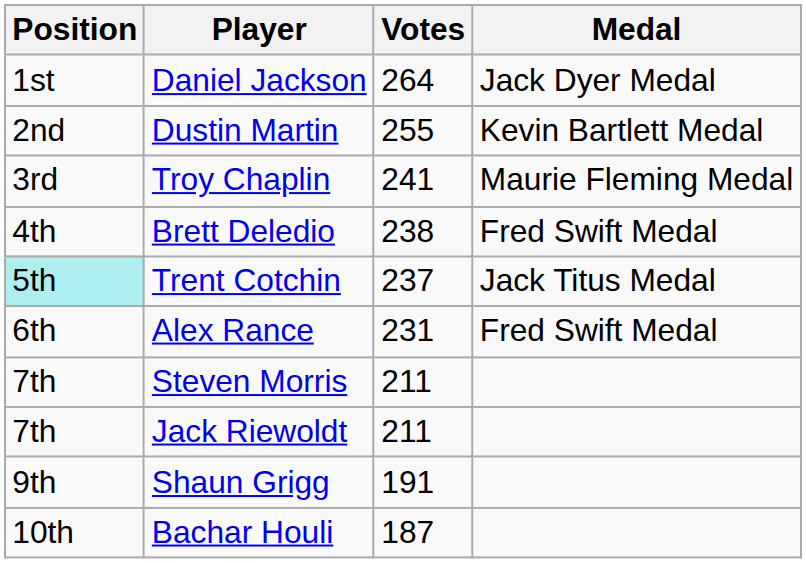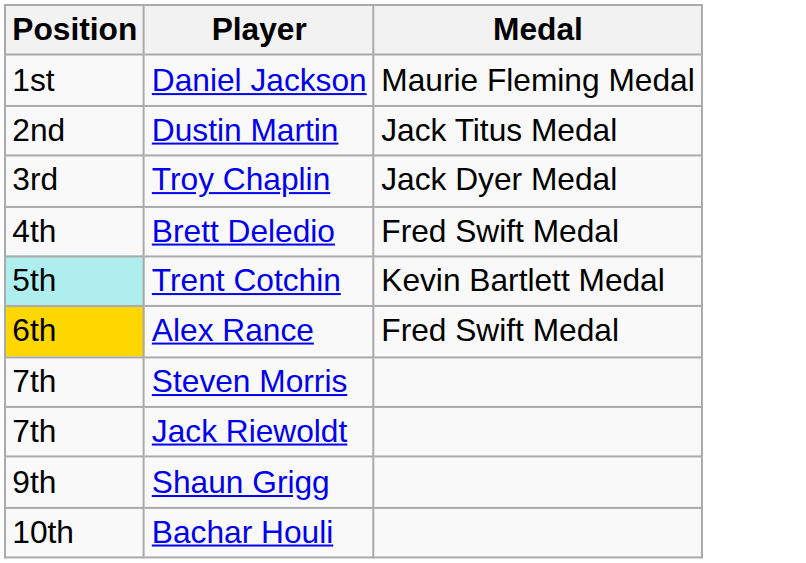- column: (423, 29)
(598, 79) Jack Dyer Medal -> (538, 79) Maurie Fleming Medal
(622, 130) Kevin Bartlett Medal -> (499, 130) Jack Titus Medal
(637, 180) Maurie Fleming Medal -> (499, 180) Jack Dyer Medal
(598, 280) Jack Titus Medal -> (523, 280) Kevin Bartlett Medal
(34, 331) no background -> (34, 331) gold background
